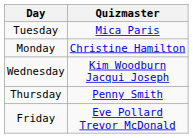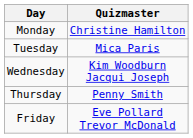rows swapped: (36, 48) <-> (36, 30)
